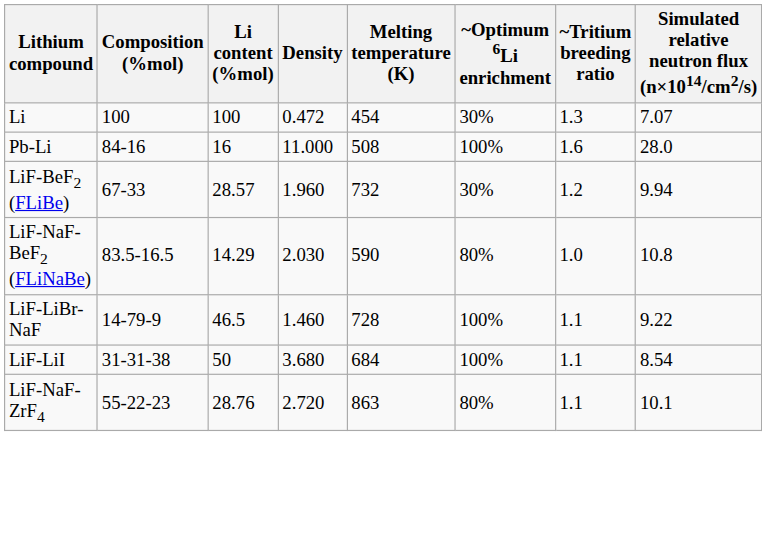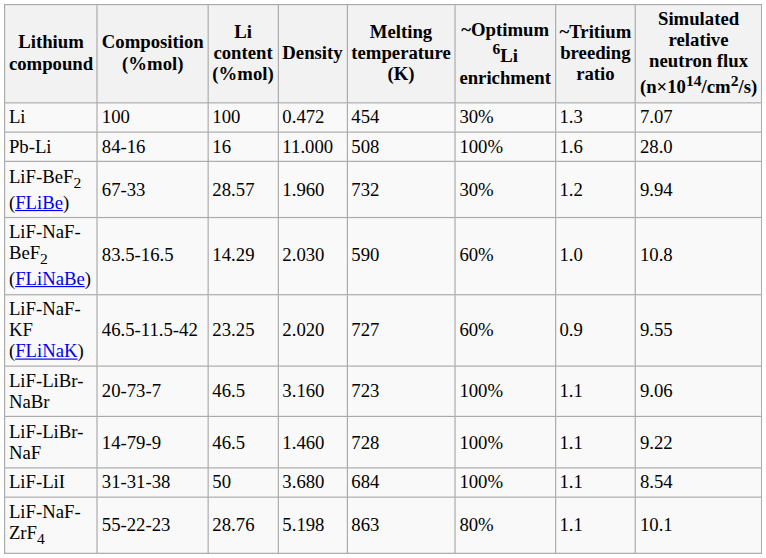(477, 255) 80% -> (477, 255) 60%
+ row: (46, 330)
+ row: (46, 391)
(303, 402) 2.720 -> (303, 524) 5.198
